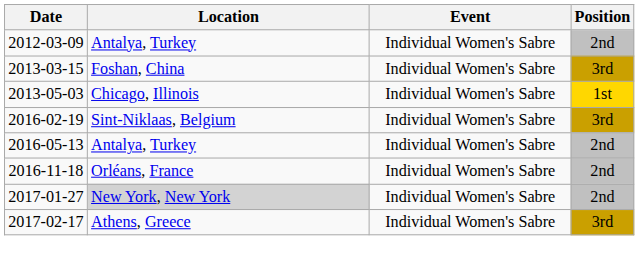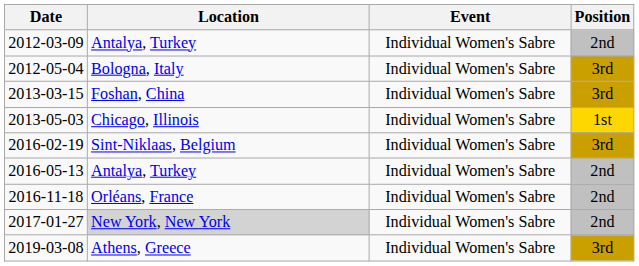+ row: (46, 68)
- row: (46, 222)
+ row: (46, 247)
